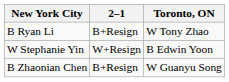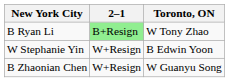(115, 31) no background -> (115, 31) lightgreen background
(115, 67) B+Resign -> (117, 67) W+Resign
